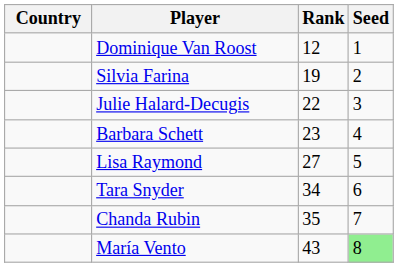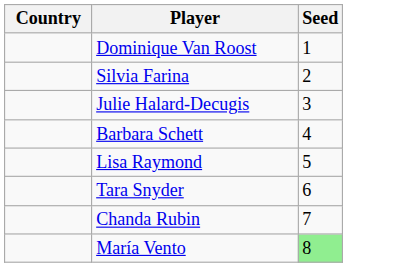- column: (323, 18)
